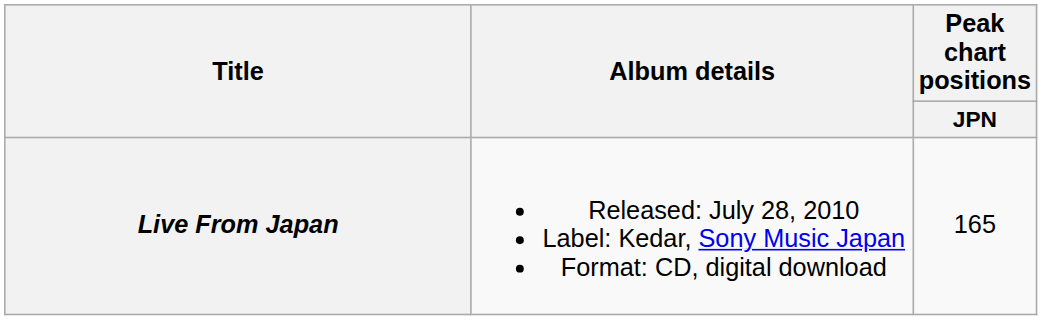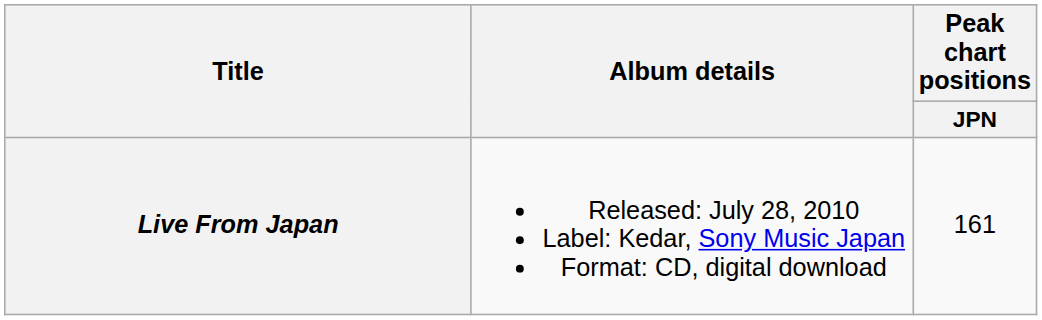(975, 225) 165 -> (975, 225) 161
